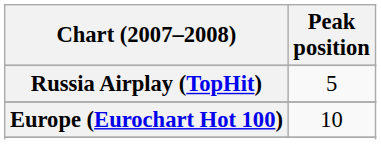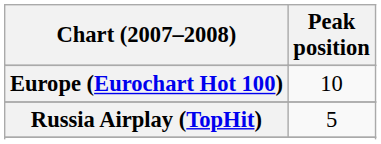rows swapped: (146, 119) <-> (146, 83)
